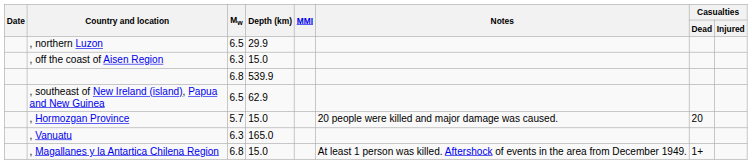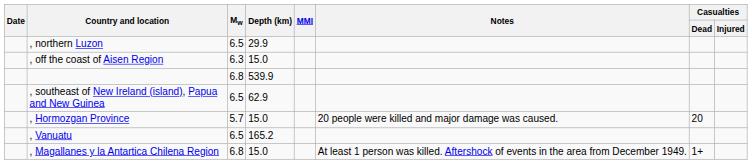(237, 135) 6.3 -> (237, 135) 6.5
(261, 135) 165.0 -> (261, 135) 165.2
